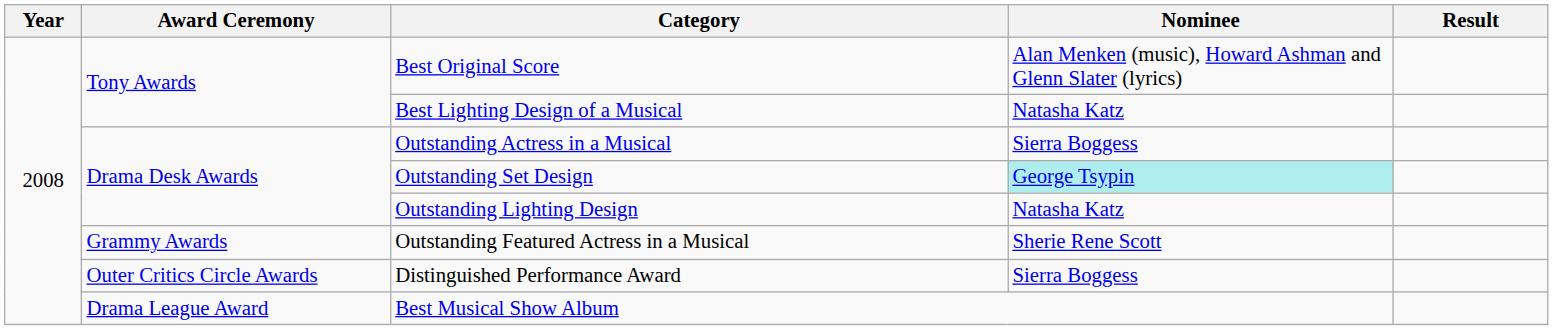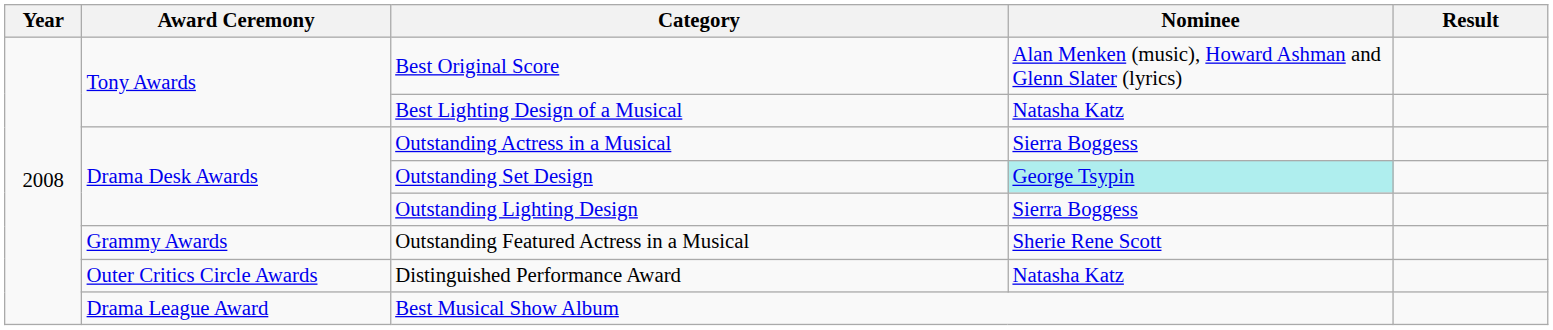(1068, 209) Natasha Katz -> (1075, 209) Sierra Boggess
(1075, 275) Sierra Boggess -> (1068, 275) Natasha Katz
